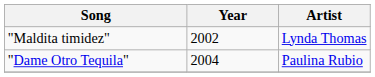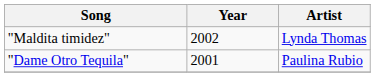(205, 60) 2004 -> (205, 60) 2001
